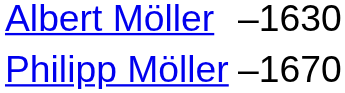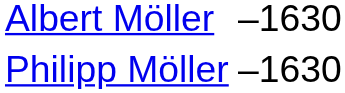(290, 69) –1670 -> (290, 69) –1630
